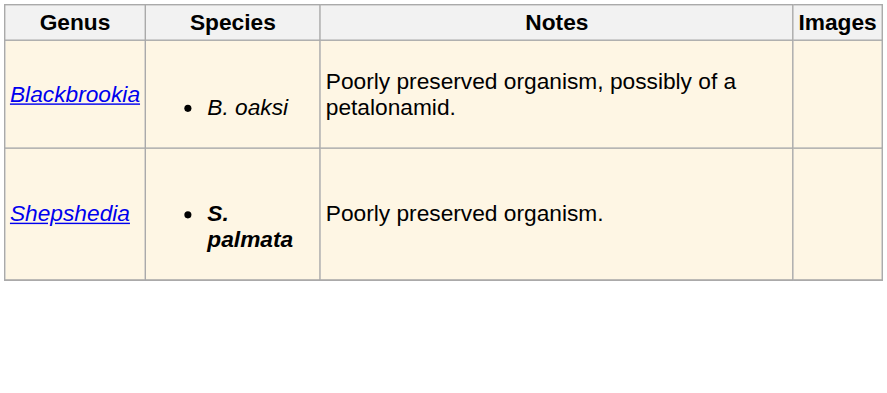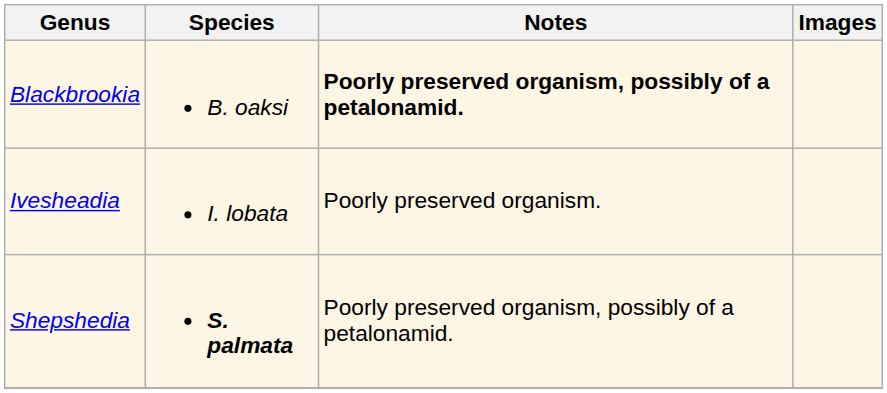(531, 94) normal -> (546, 94) bold
+ row: (65, 201)
(465, 213) Poorly preserved organism. -> (529, 320) Poorly preserved organism, possibly of a petalonamid.
